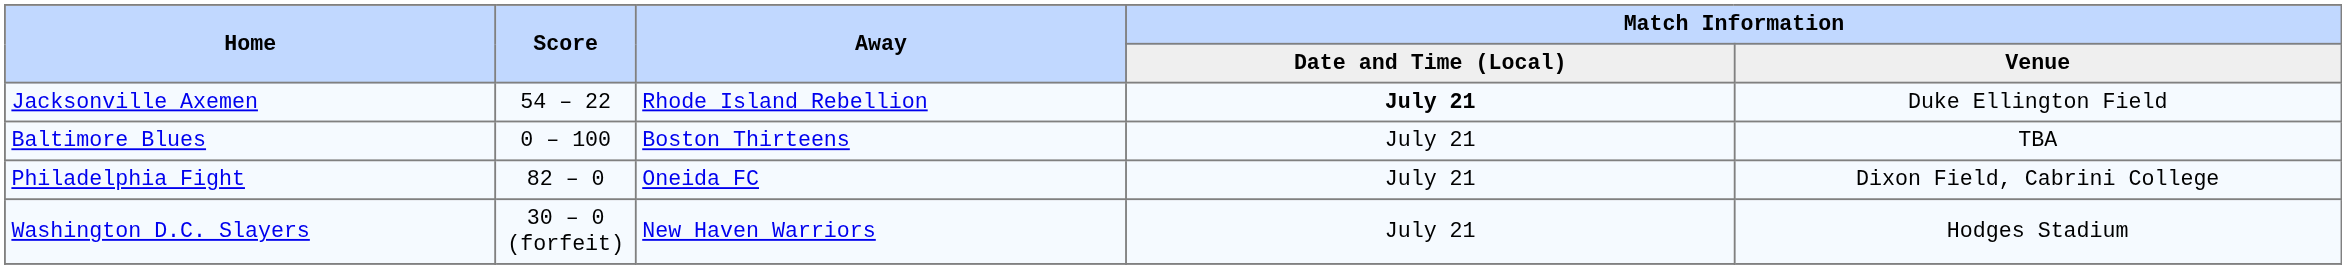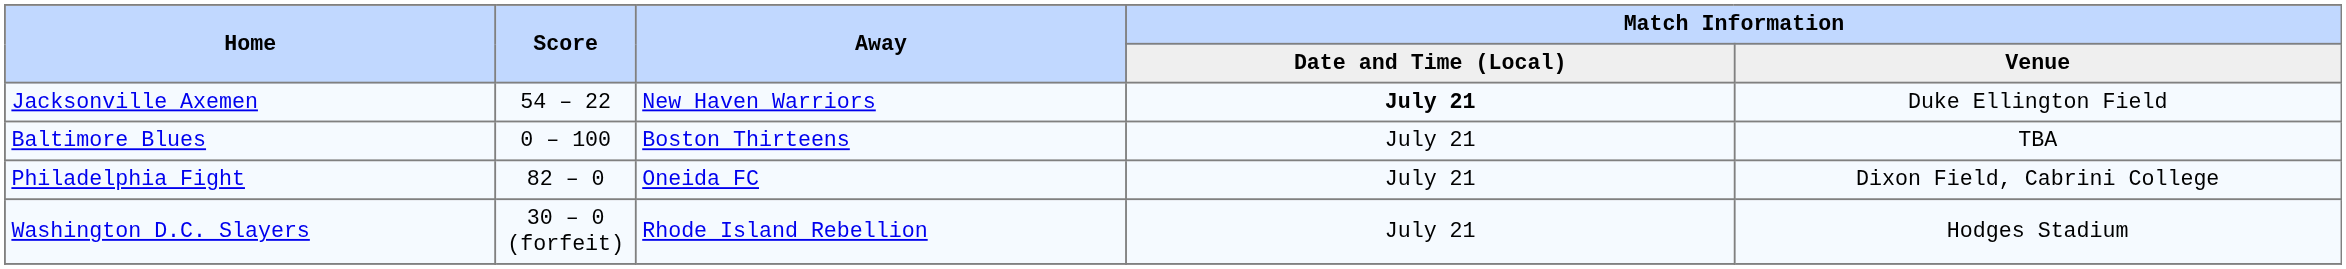(785, 102) Rhode Island Rebellion -> (759, 102) New Haven Warriors
(759, 232) New Haven Warriors -> (785, 232) Rhode Island Rebellion
